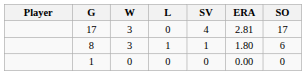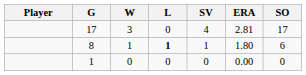(130, 45) 3 -> (130, 45) 1
(168, 45) normal -> (168, 45) bold
